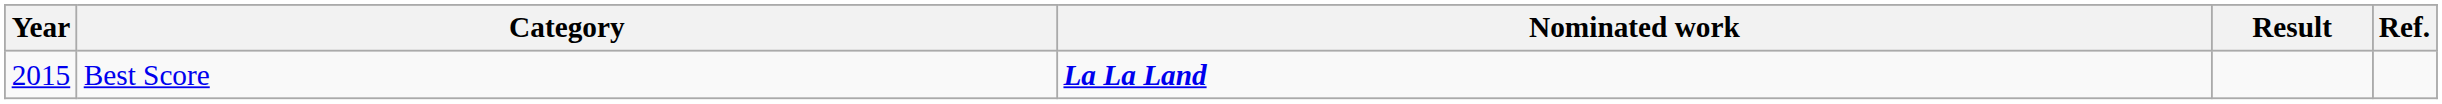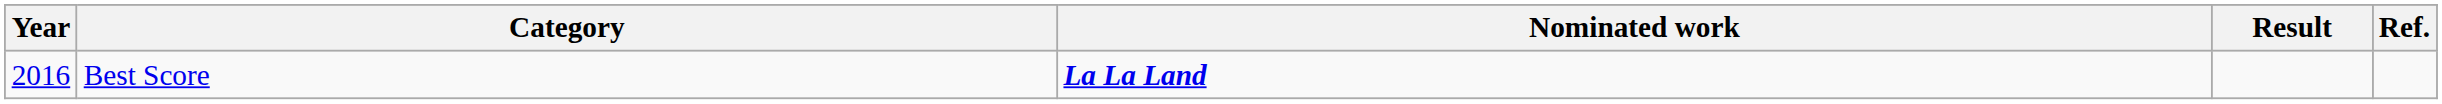(41, 74) 2015 -> (41, 74) 2016
